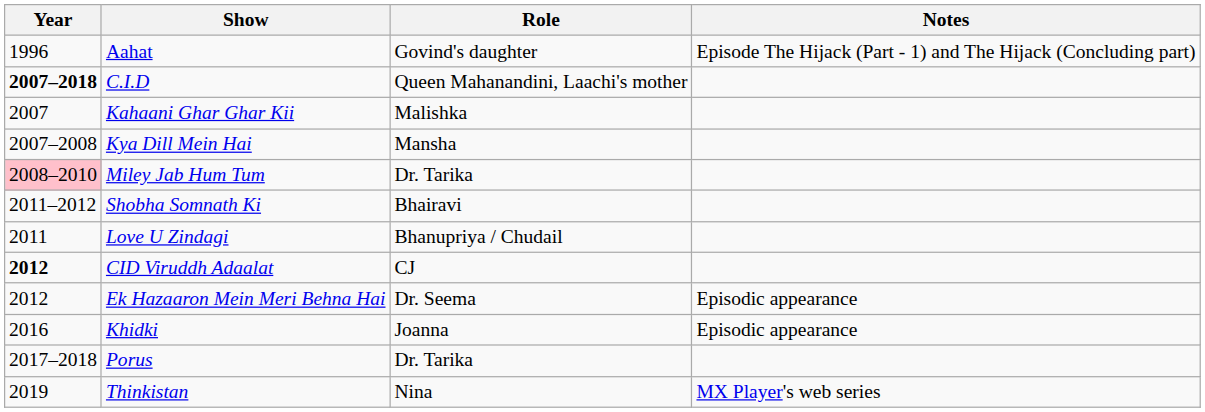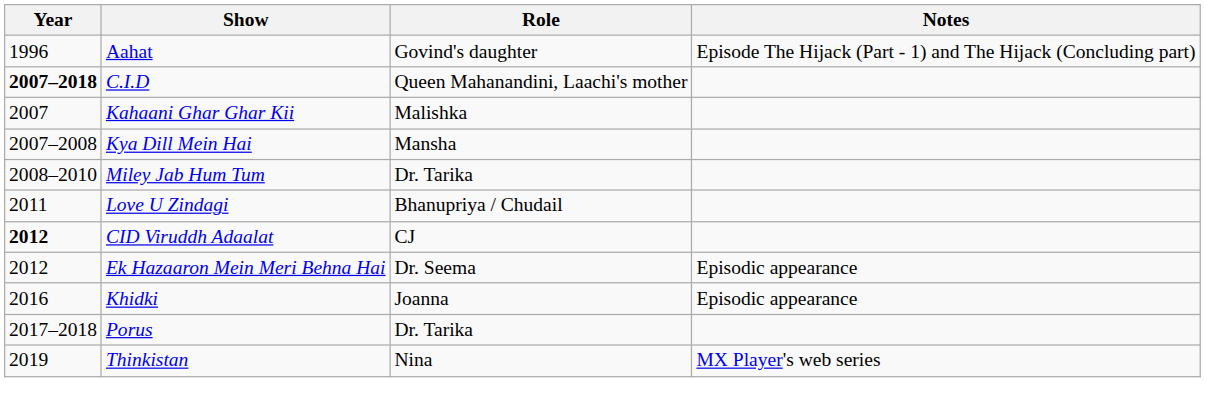(53, 174) pink background -> (53, 174) no background
- row: (183, 205)
